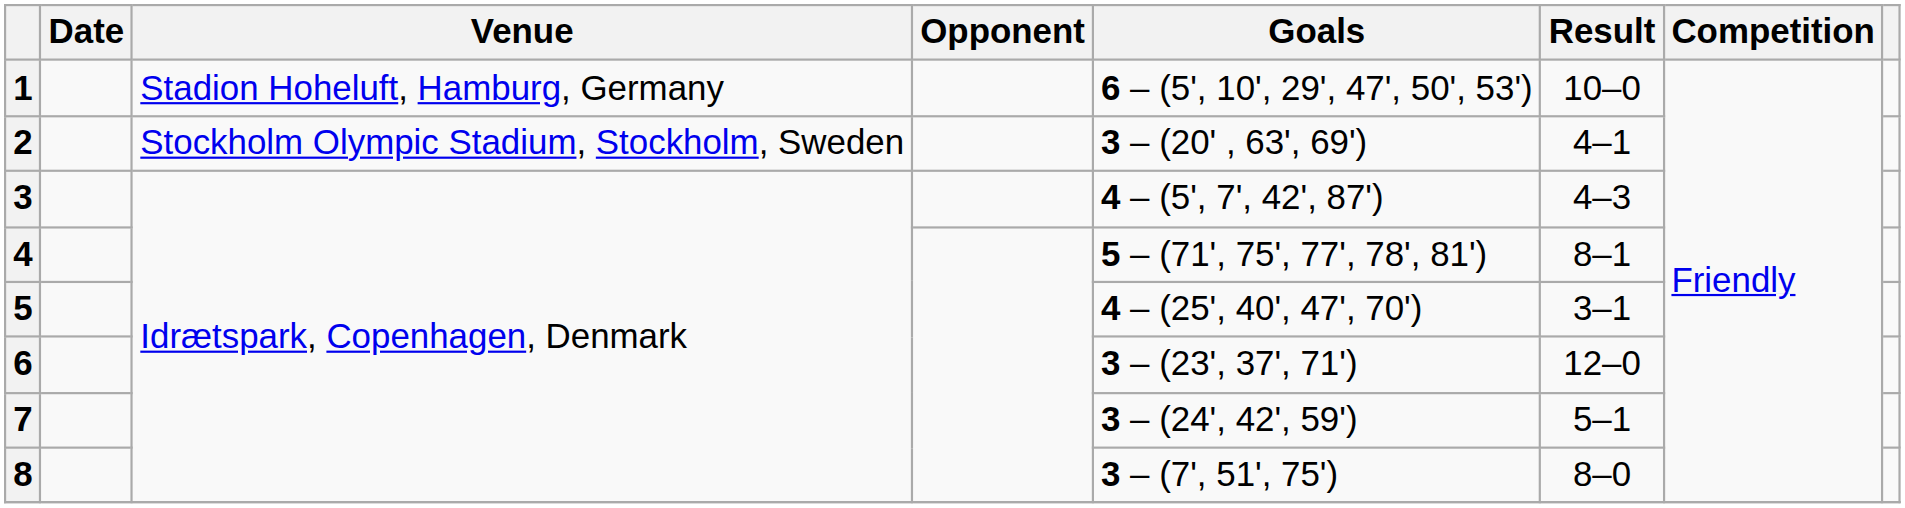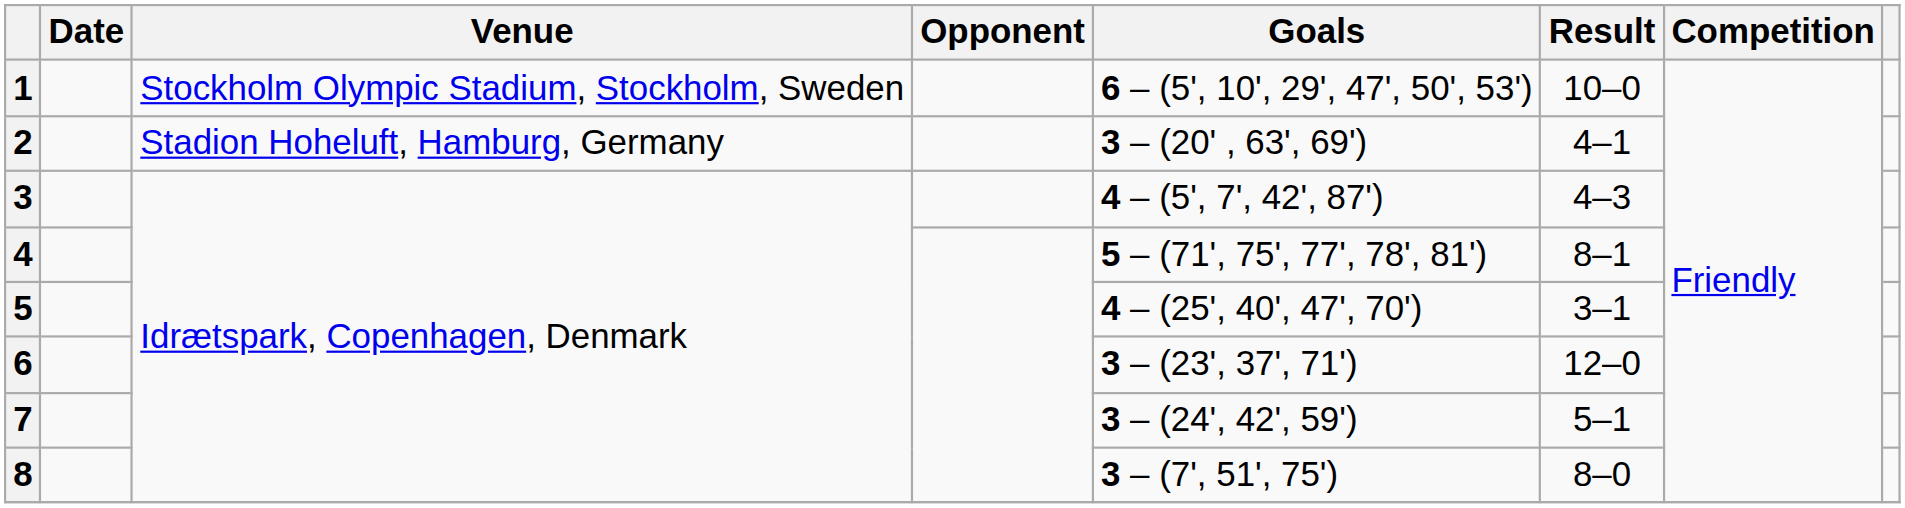(432, 87) Stadion Hoheluft, Hamburg, Germany -> (522, 87) Stockholm Olympic Stadium, Stockholm, Sweden
(522, 142) Stockholm Olympic Stadium, Stockholm, Sweden -> (432, 142) Stadion Hoheluft, Hamburg, Germany
